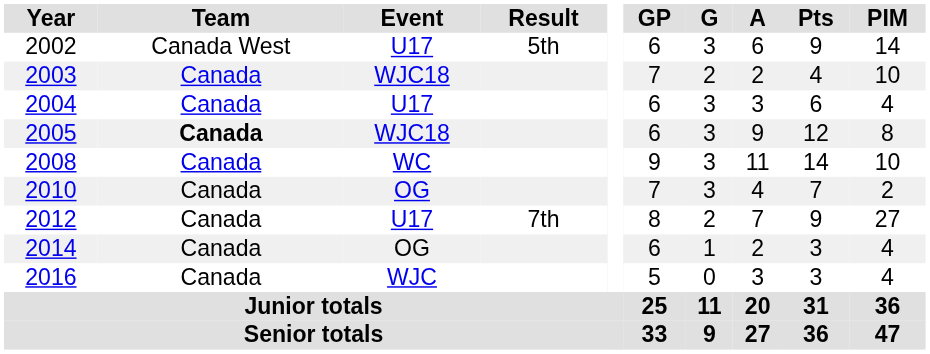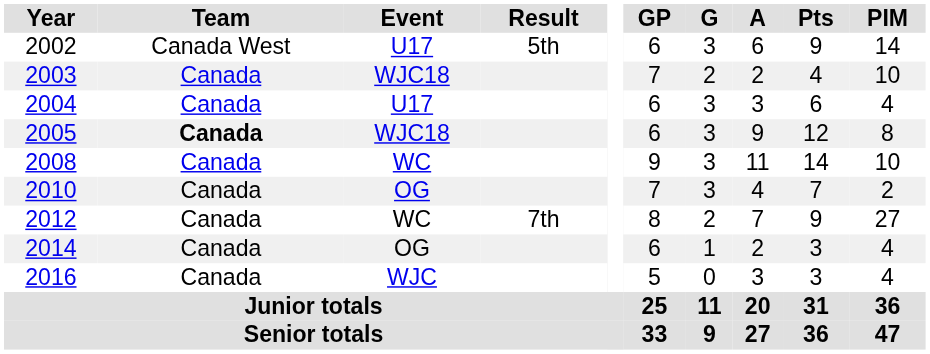(412, 219) U17 -> (412, 219) WC
